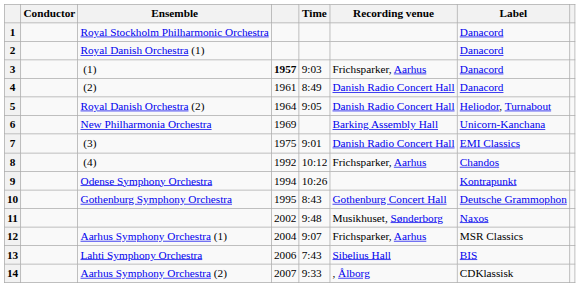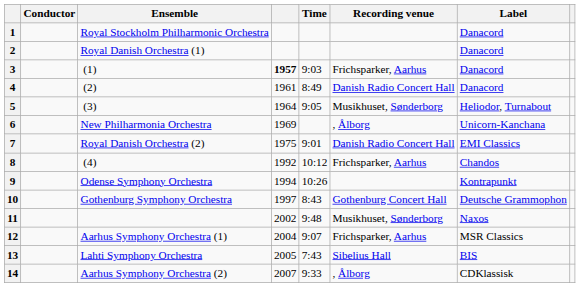(142, 106) Royal Danish Orchestra (2) -> (88, 106) (3)
(394, 106) Danish Radio Concert Hall -> (388, 106) Musikhuset, Sønderborg
(385, 125) Barking Assembly Hall -> (351, 125) , Ålborg
(88, 143) (3) -> (142, 143) Royal Danish Orchestra (2)
(285, 199) 1995 -> (285, 199) 1997
(285, 255) 2006 -> (285, 255) 2005
